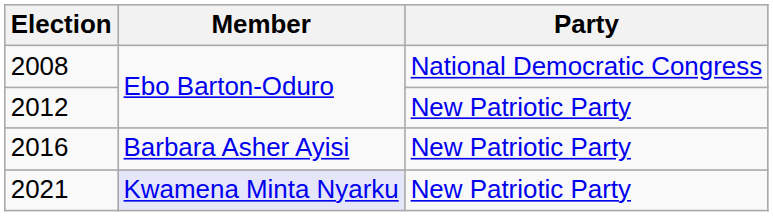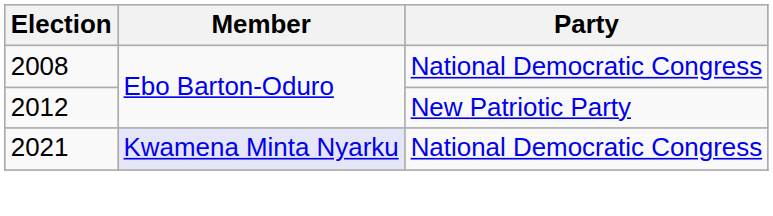- row: (40, 148)
(521, 189) New Patriotic Party -> (586, 148) National Democratic Congress
